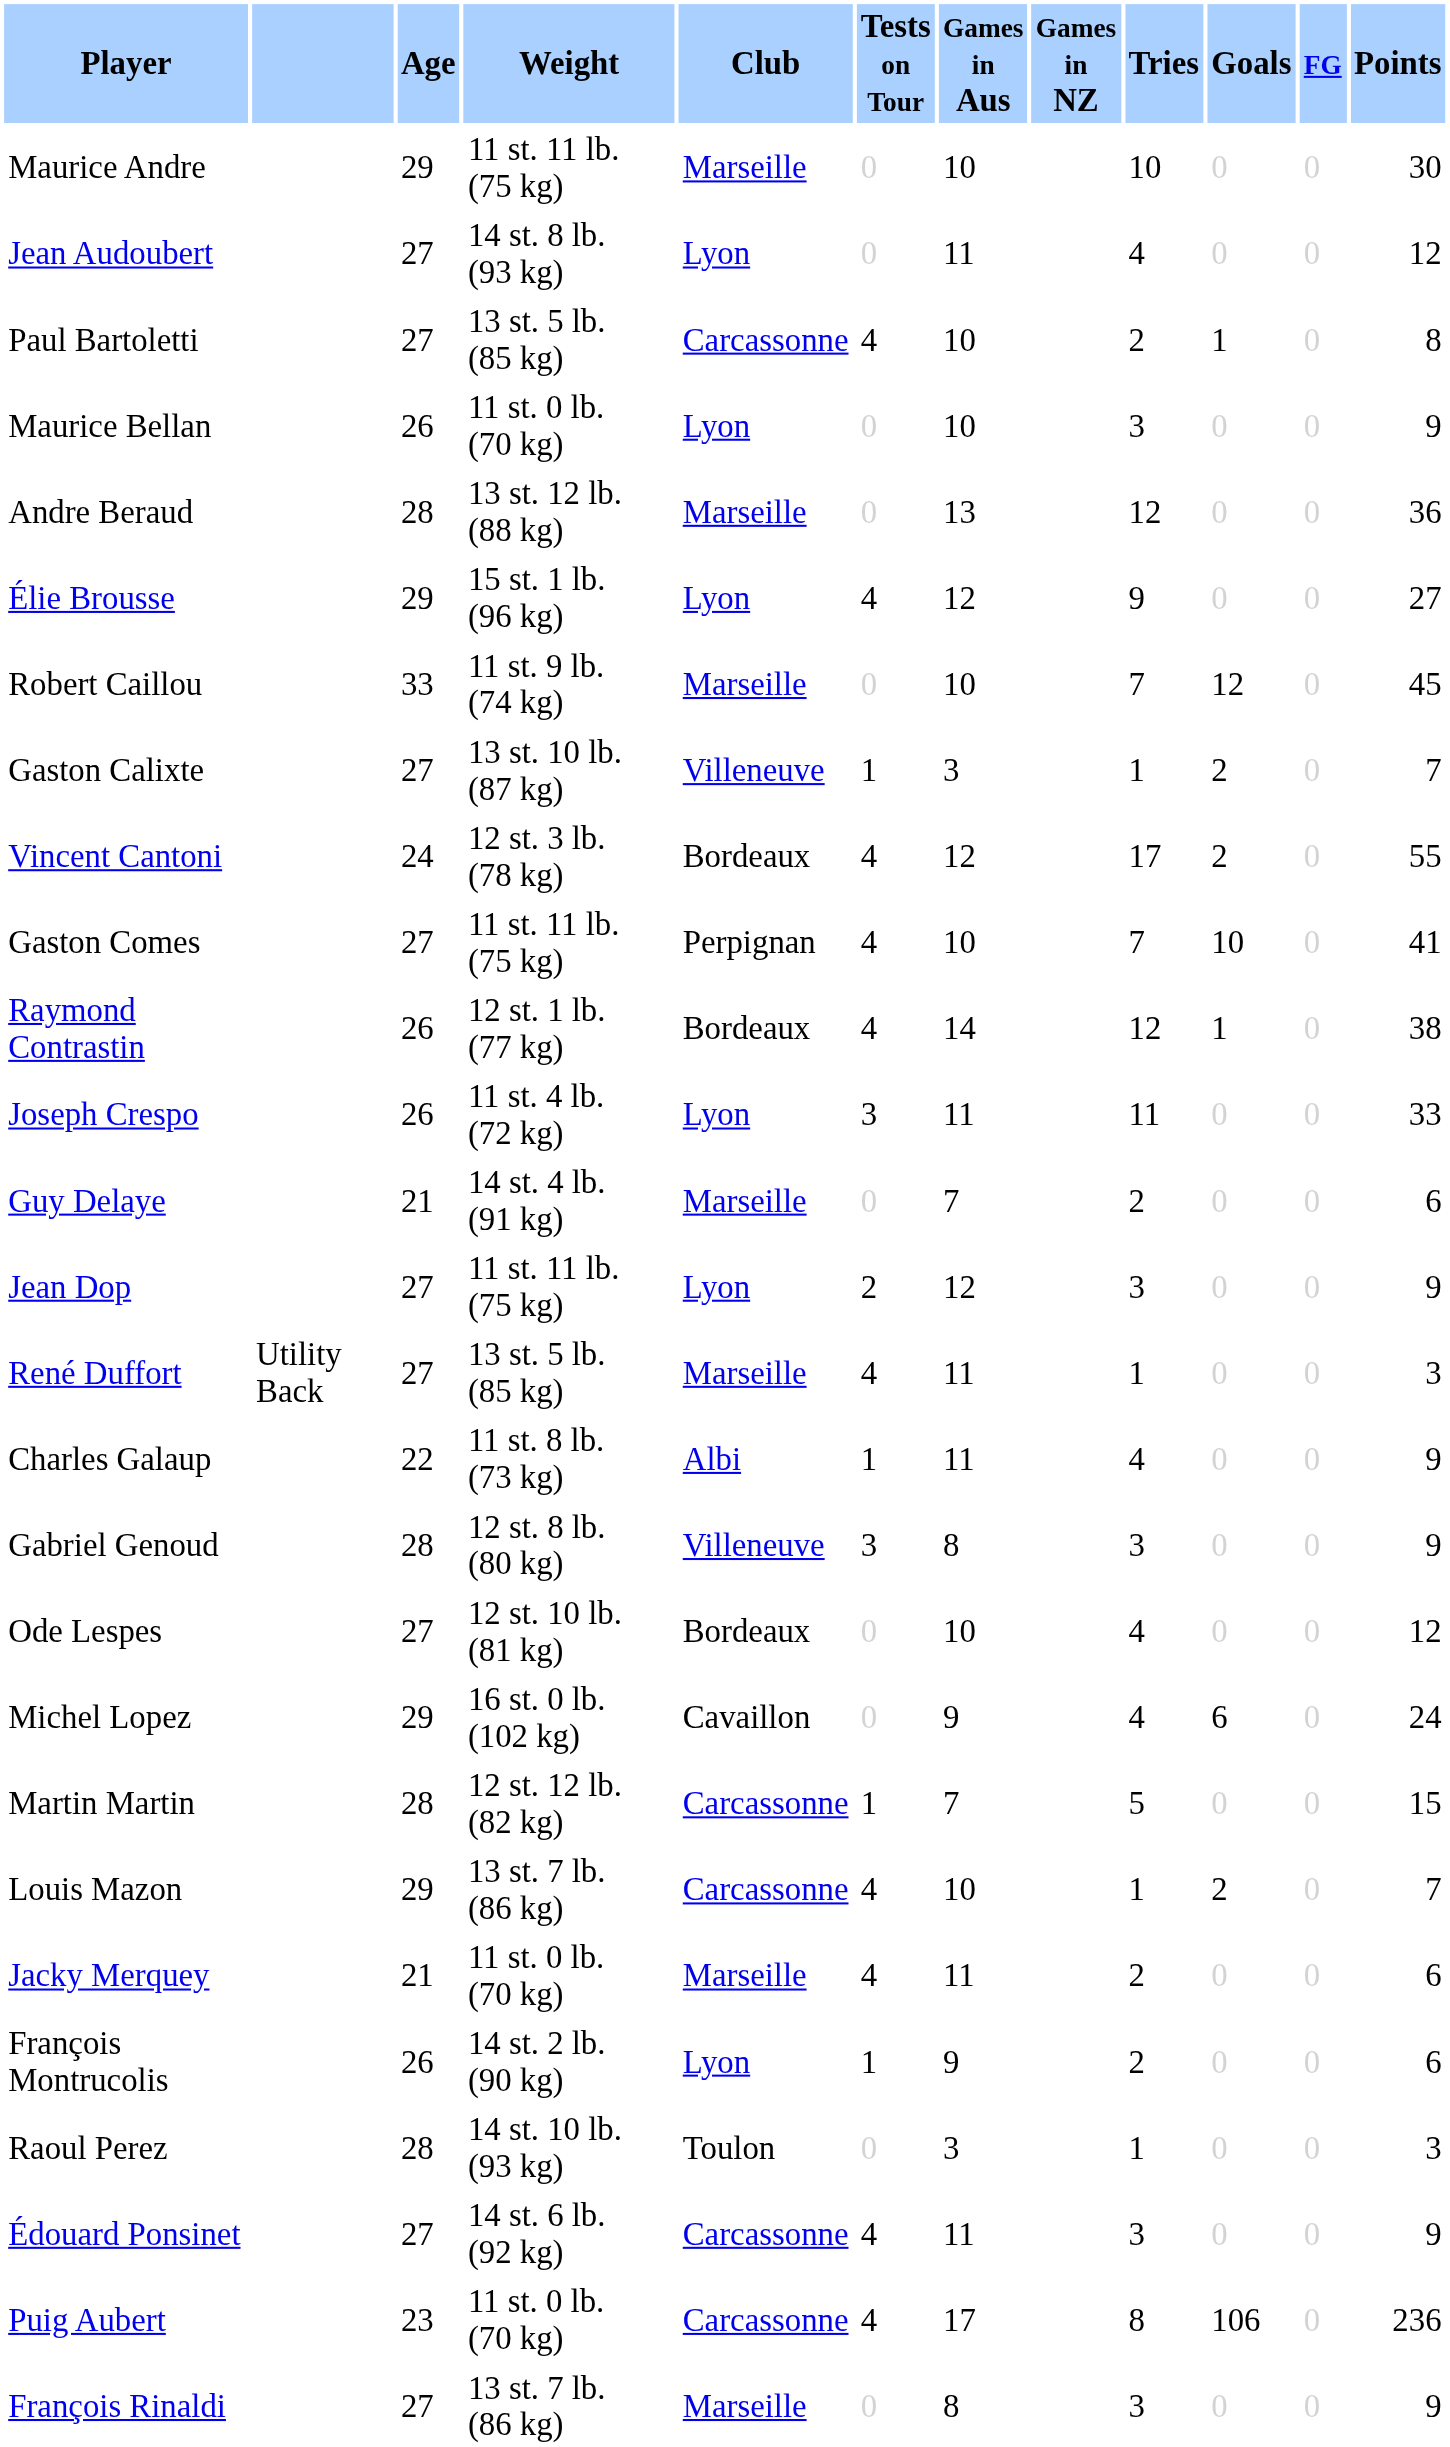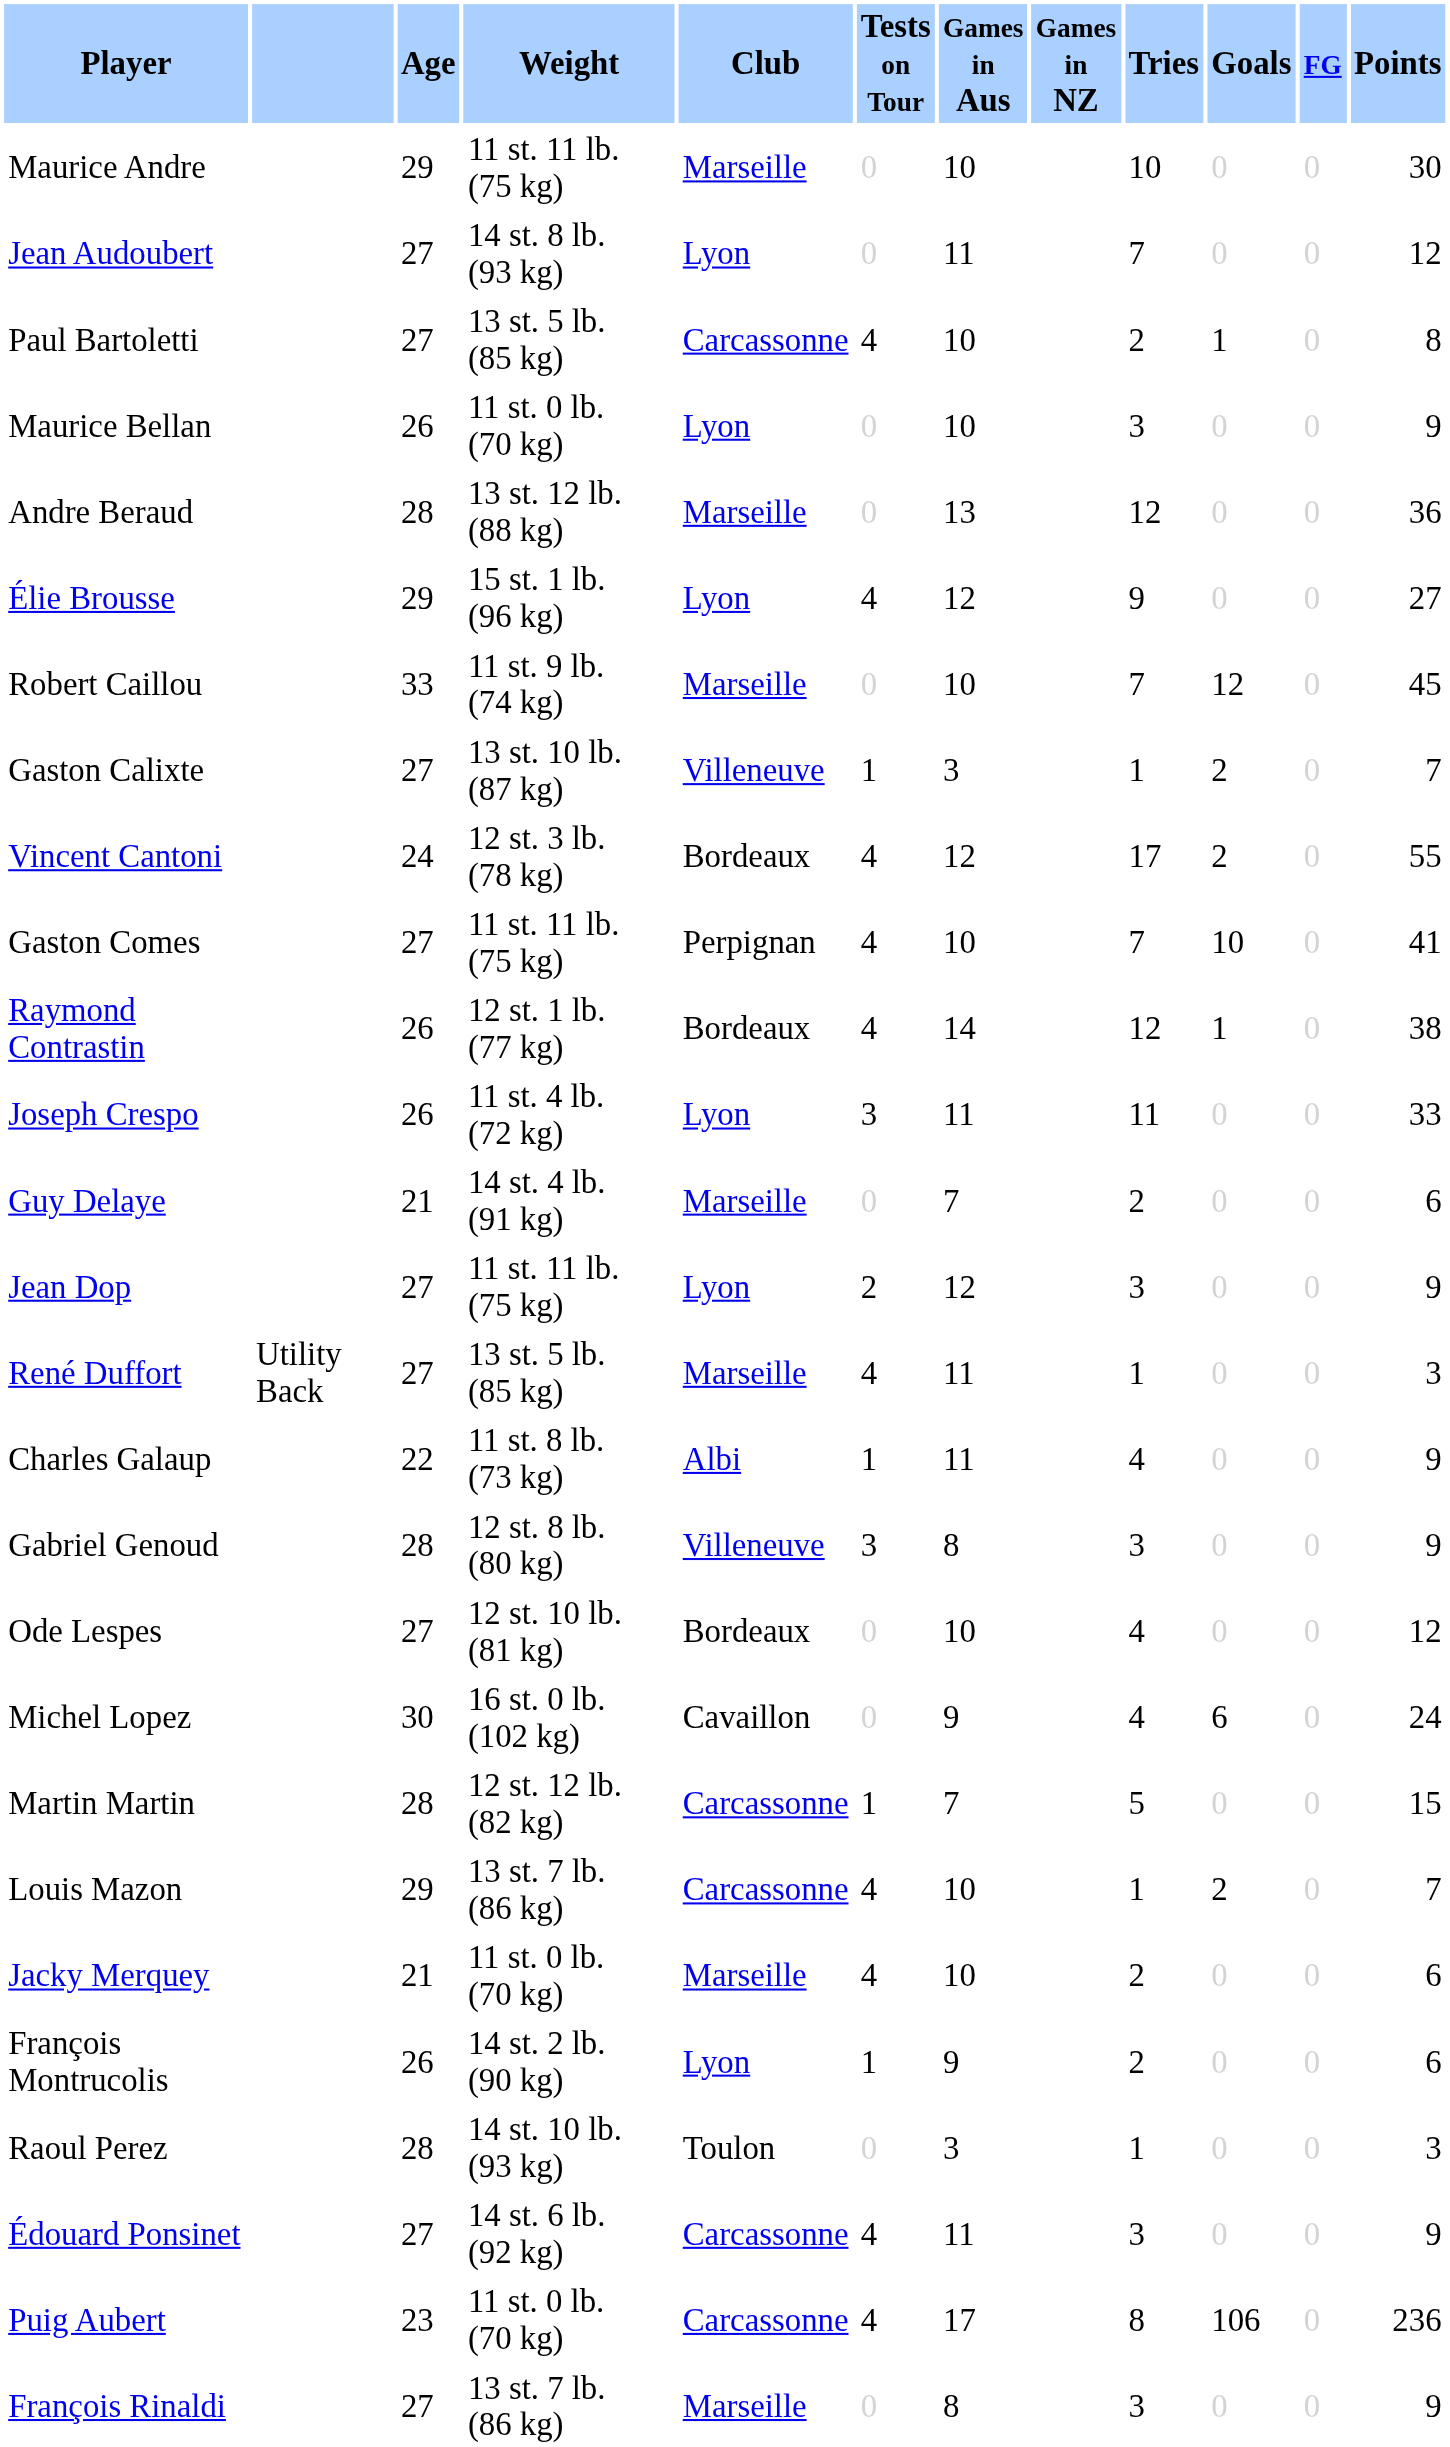(1137, 253) 4 -> (1137, 253) 7
(417, 1717) 29 -> (417, 1717) 30
(959, 1975) 11 -> (959, 1975) 10
